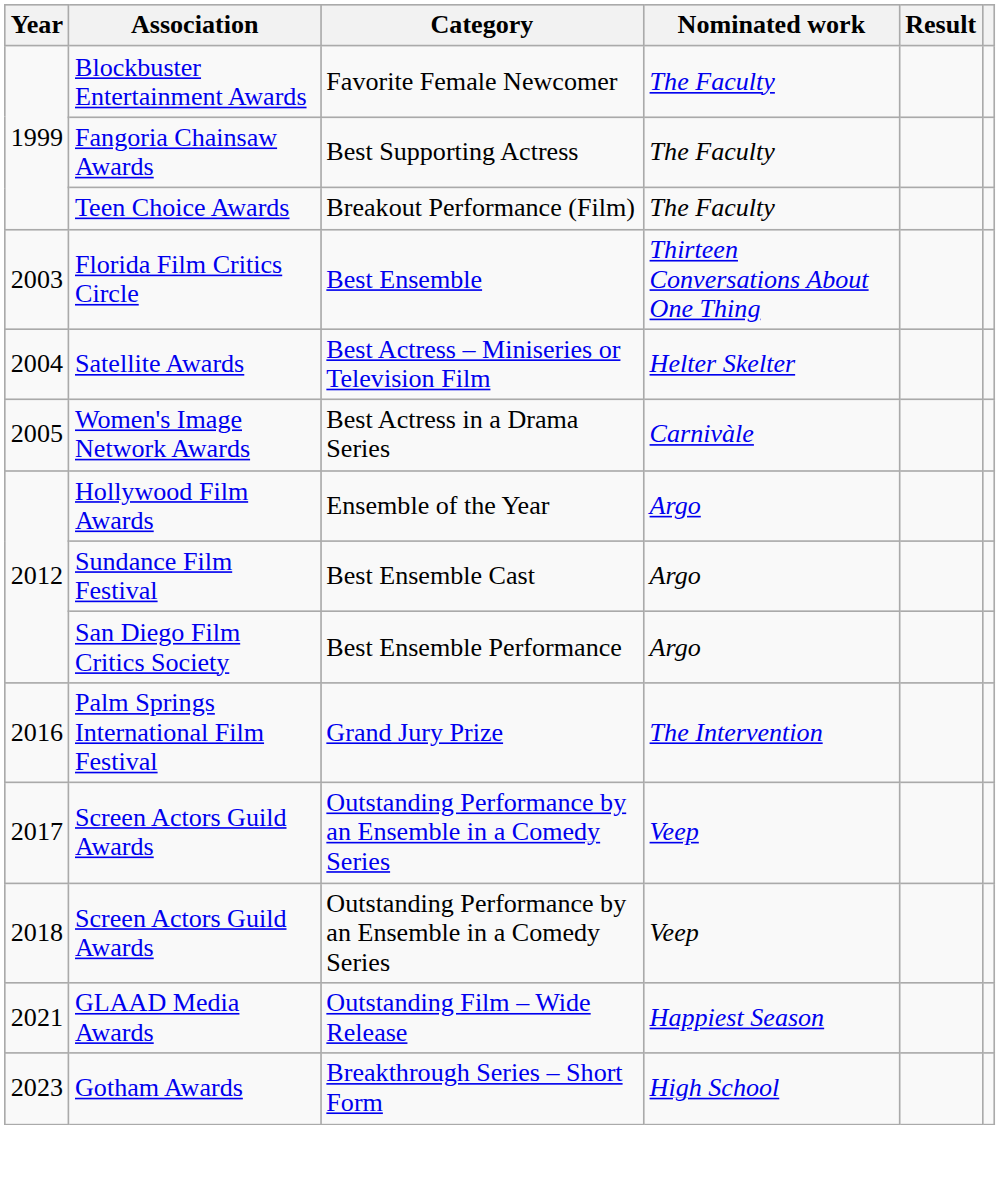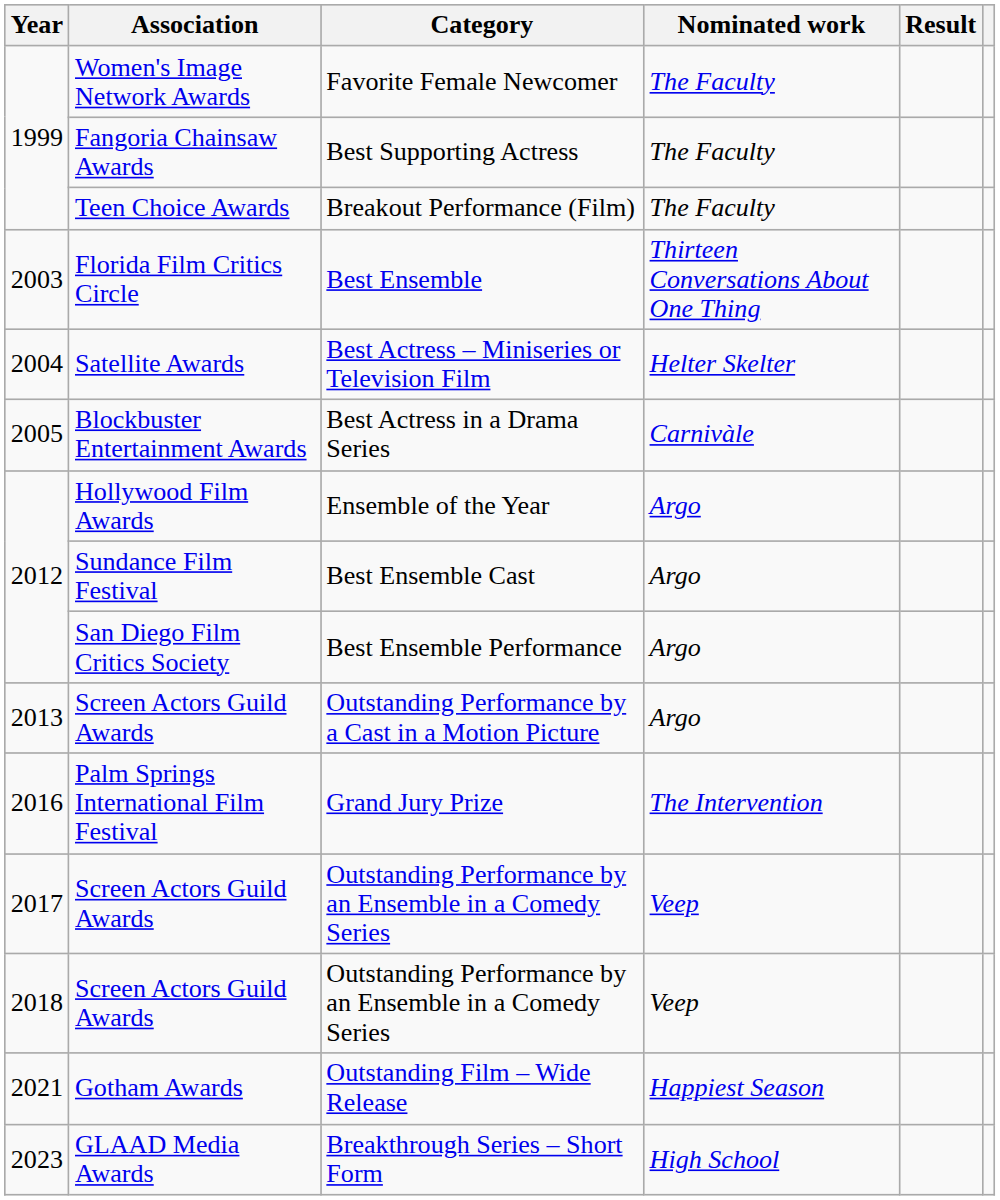(191, 81) Blockbuster Entertainment Awards -> (163, 81) Women's Image Network Awards
(163, 434) Women's Image Network Awards -> (191, 434) Blockbuster Entertainment Awards
+ row: (37, 717)
(157, 1017) GLAAD Media Awards -> (159, 1088) Gotham Awards
(159, 1088) Gotham Awards -> (157, 1159) GLAAD Media Awards
